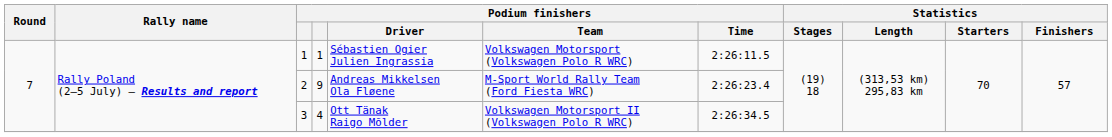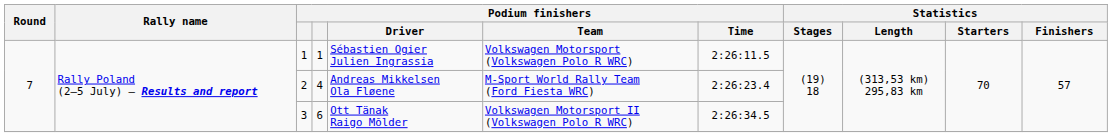(320, 86) 9 -> (320, 86) 4
(320, 116) 4 -> (320, 116) 6
